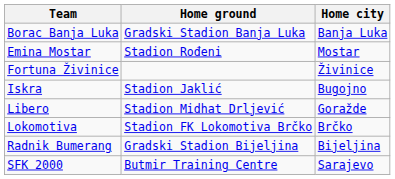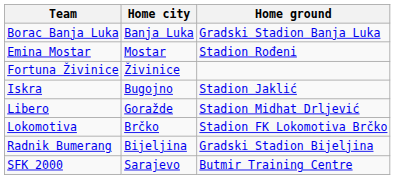columns swapped: (353, 14) <-> (218, 14)
